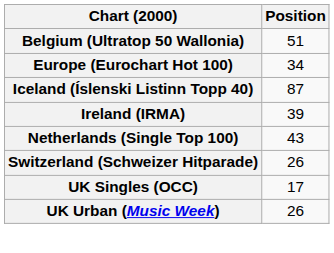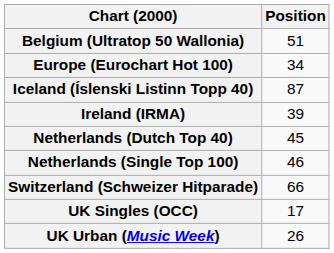+ row: (133, 138)
(295, 138) 43 -> (295, 162) 46
(295, 162) 26 -> (295, 187) 66
